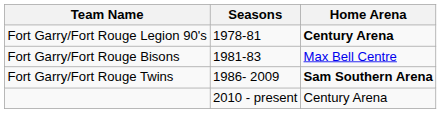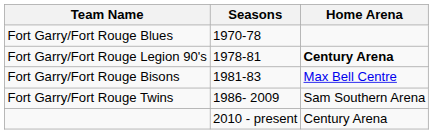+ row: (90, 35)
(368, 77) bold -> (364, 98) normal
